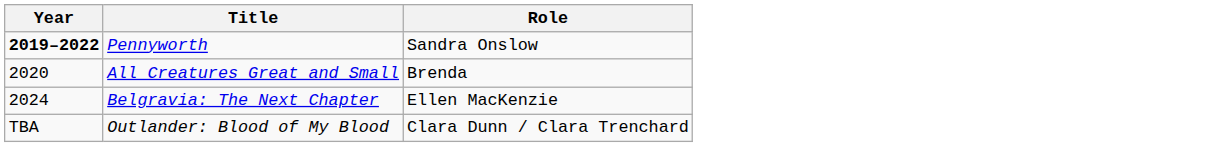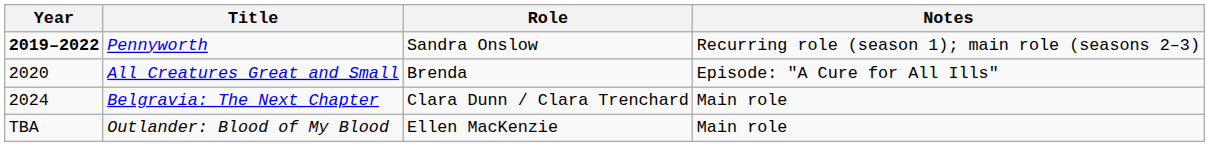+ column: (948, 18)
(483, 100) Ellen MacKenzie -> (548, 100) Clara Dunn / Clara Trenchard
(548, 128) Clara Dunn / Clara Trenchard -> (483, 128) Ellen MacKenzie
